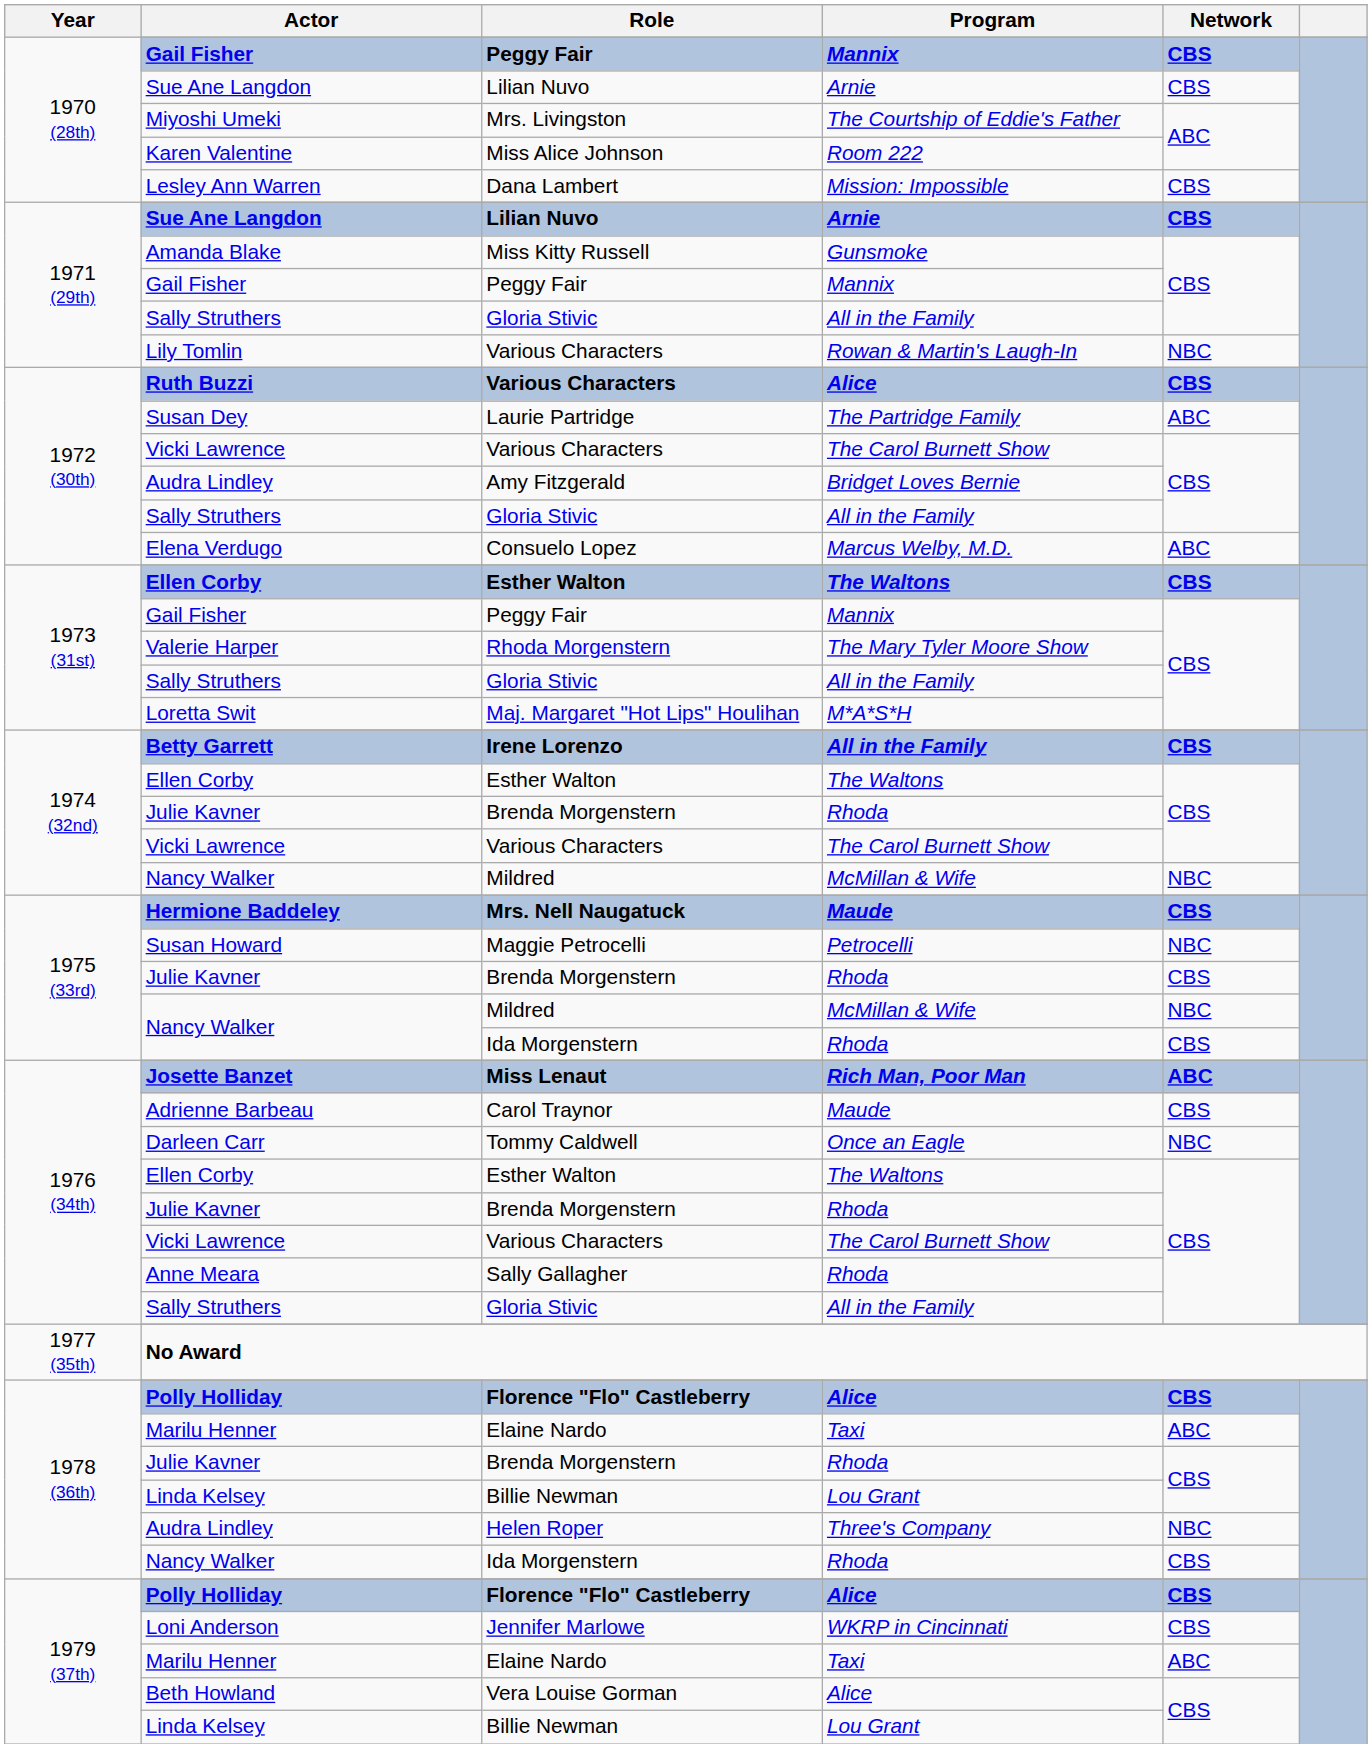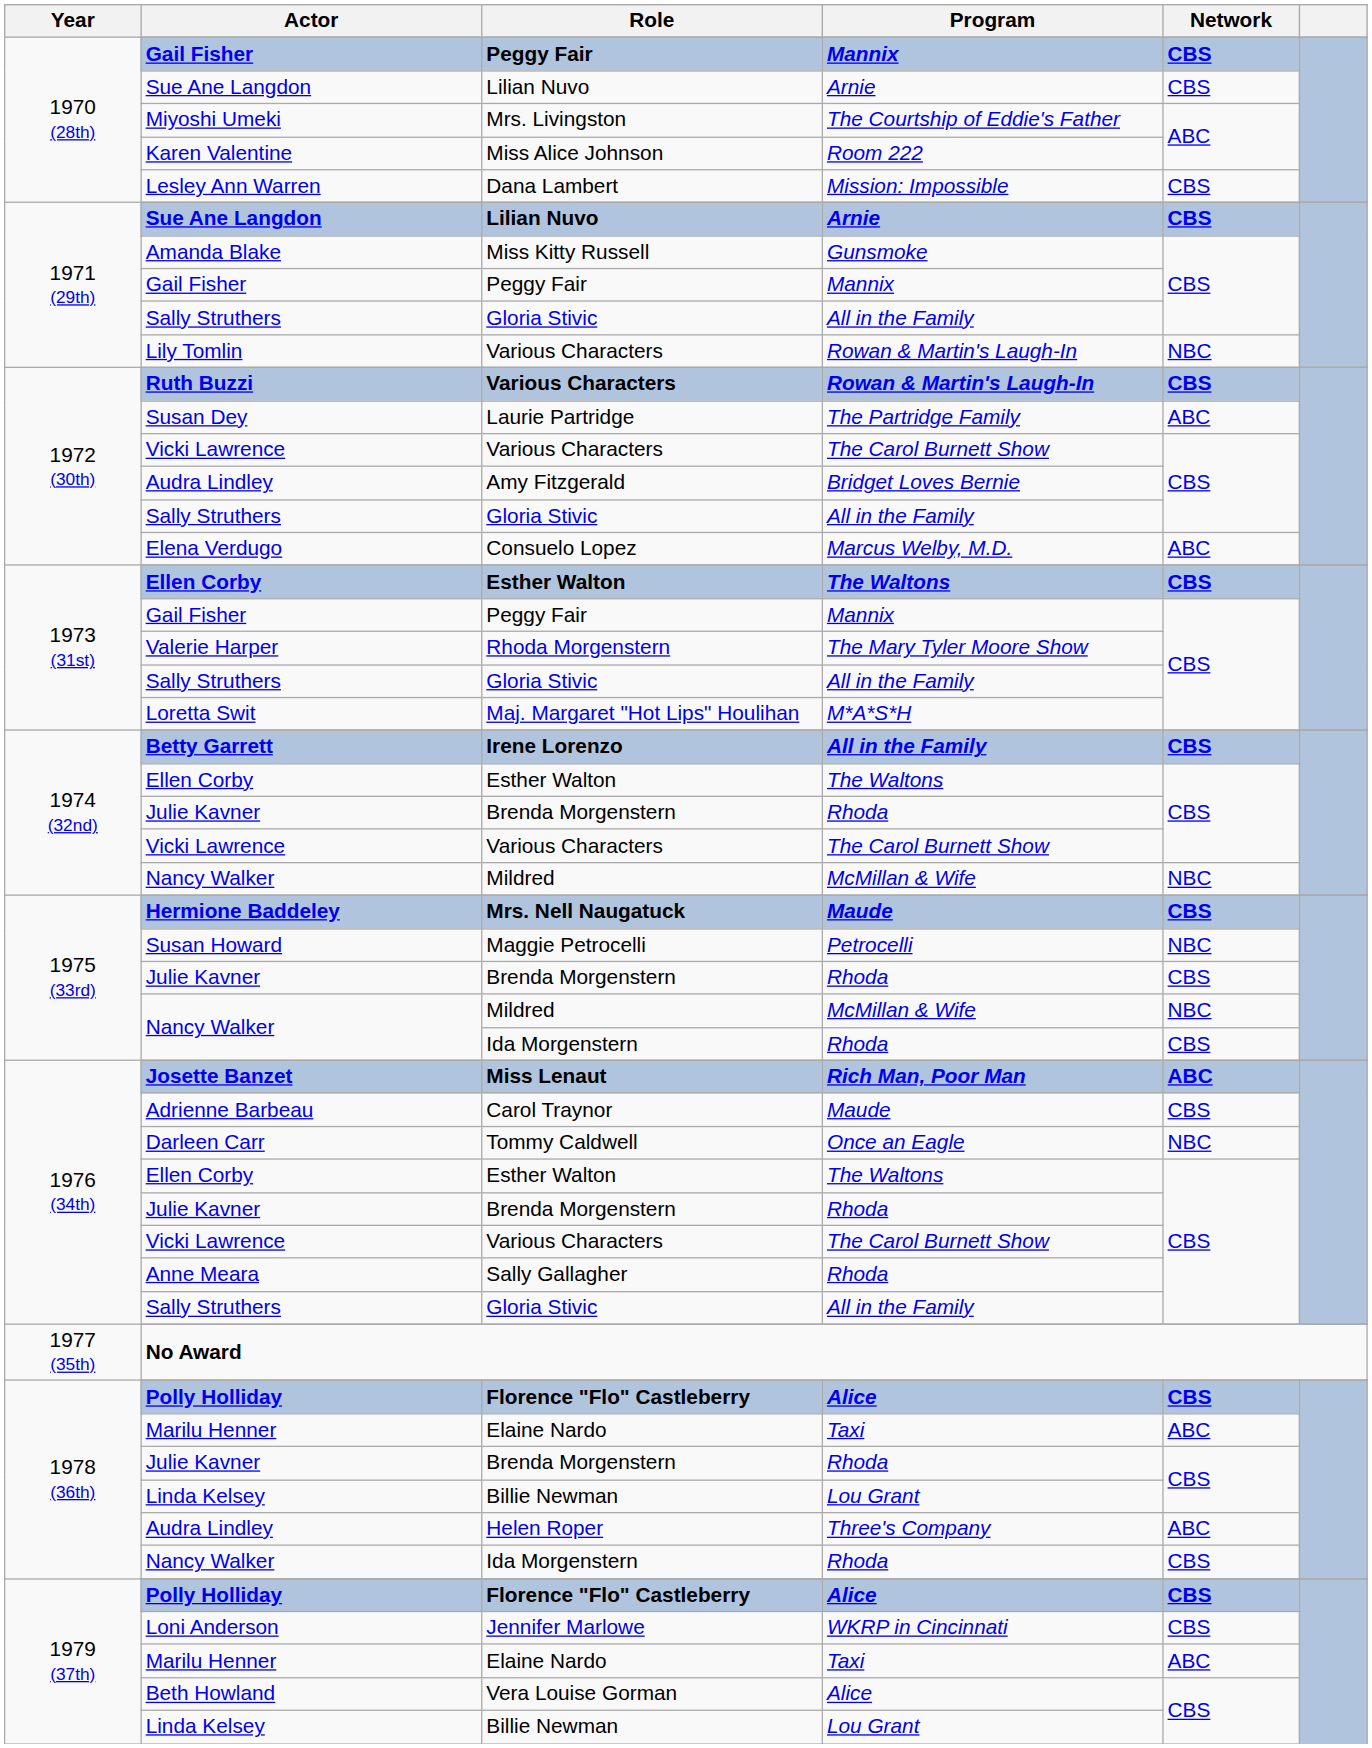(852, 383) Alice -> (961, 383) Rowan & Martin's Laugh-In
(1190, 1528) NBC -> (1189, 1528) ABC
